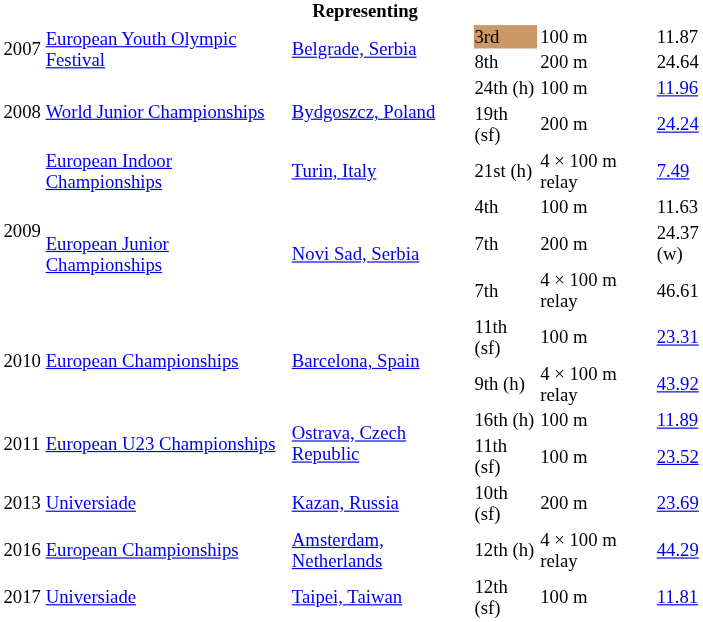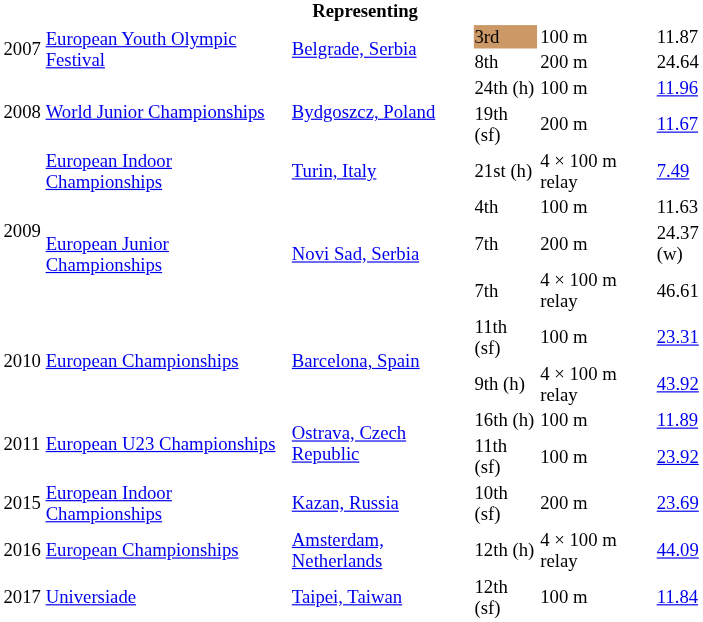(678, 124) 24.24 -> (677, 124) 11.67
(678, 456) 23.52 -> (678, 456) 23.92
(22, 503) 2013 -> (22, 503) 2015
(91, 503) Universiade -> (109, 503) European Indoor Championships
(678, 550) 44.29 -> (678, 550) 44.09
(677, 597) 11.81 -> (677, 597) 11.84
